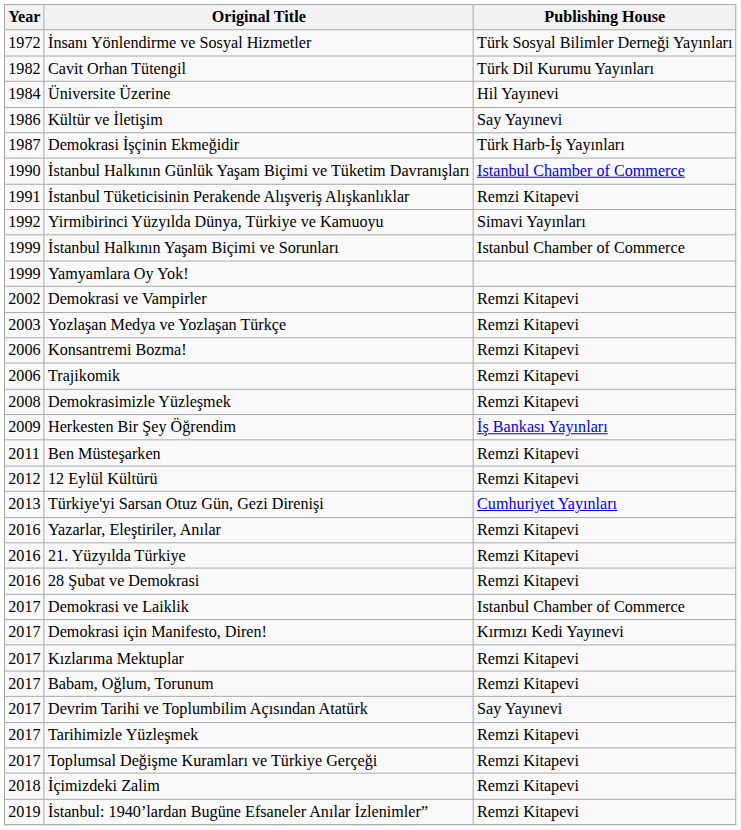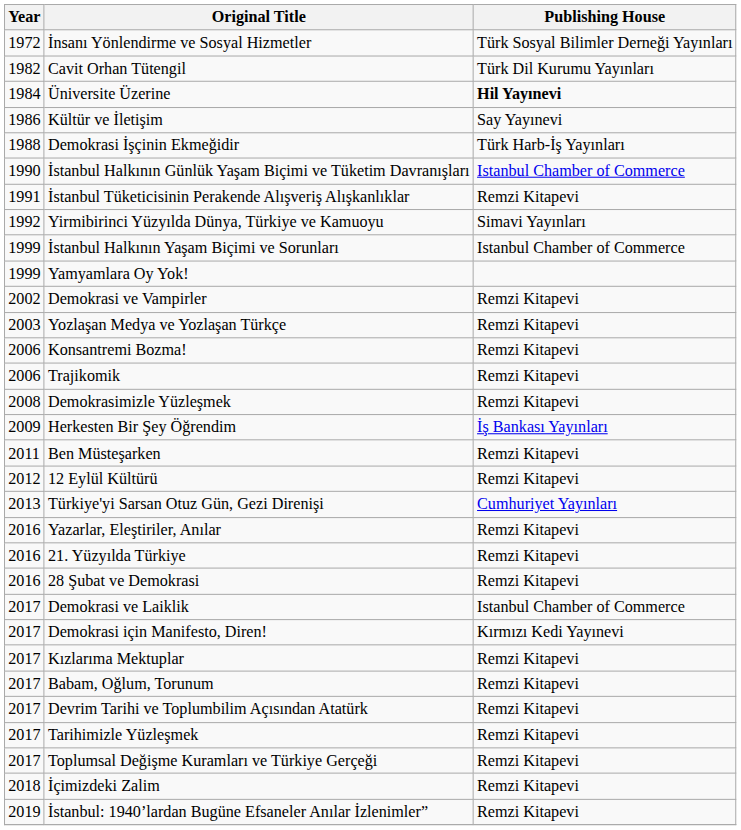(518, 94) normal -> (519, 94) bold
(24, 145) 1987 -> (24, 145) 1988
(520, 709) Say Yayınevi -> (528, 709) Remzi Kitapevi
